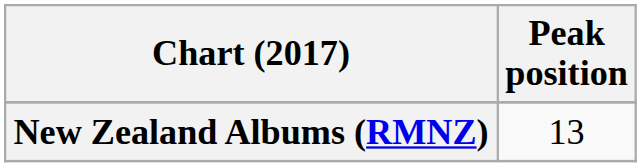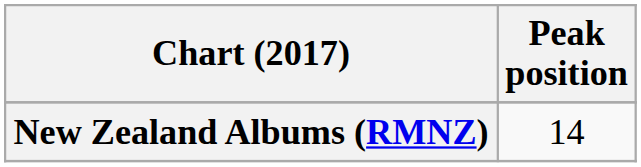(567, 131) 13 -> (567, 131) 14
